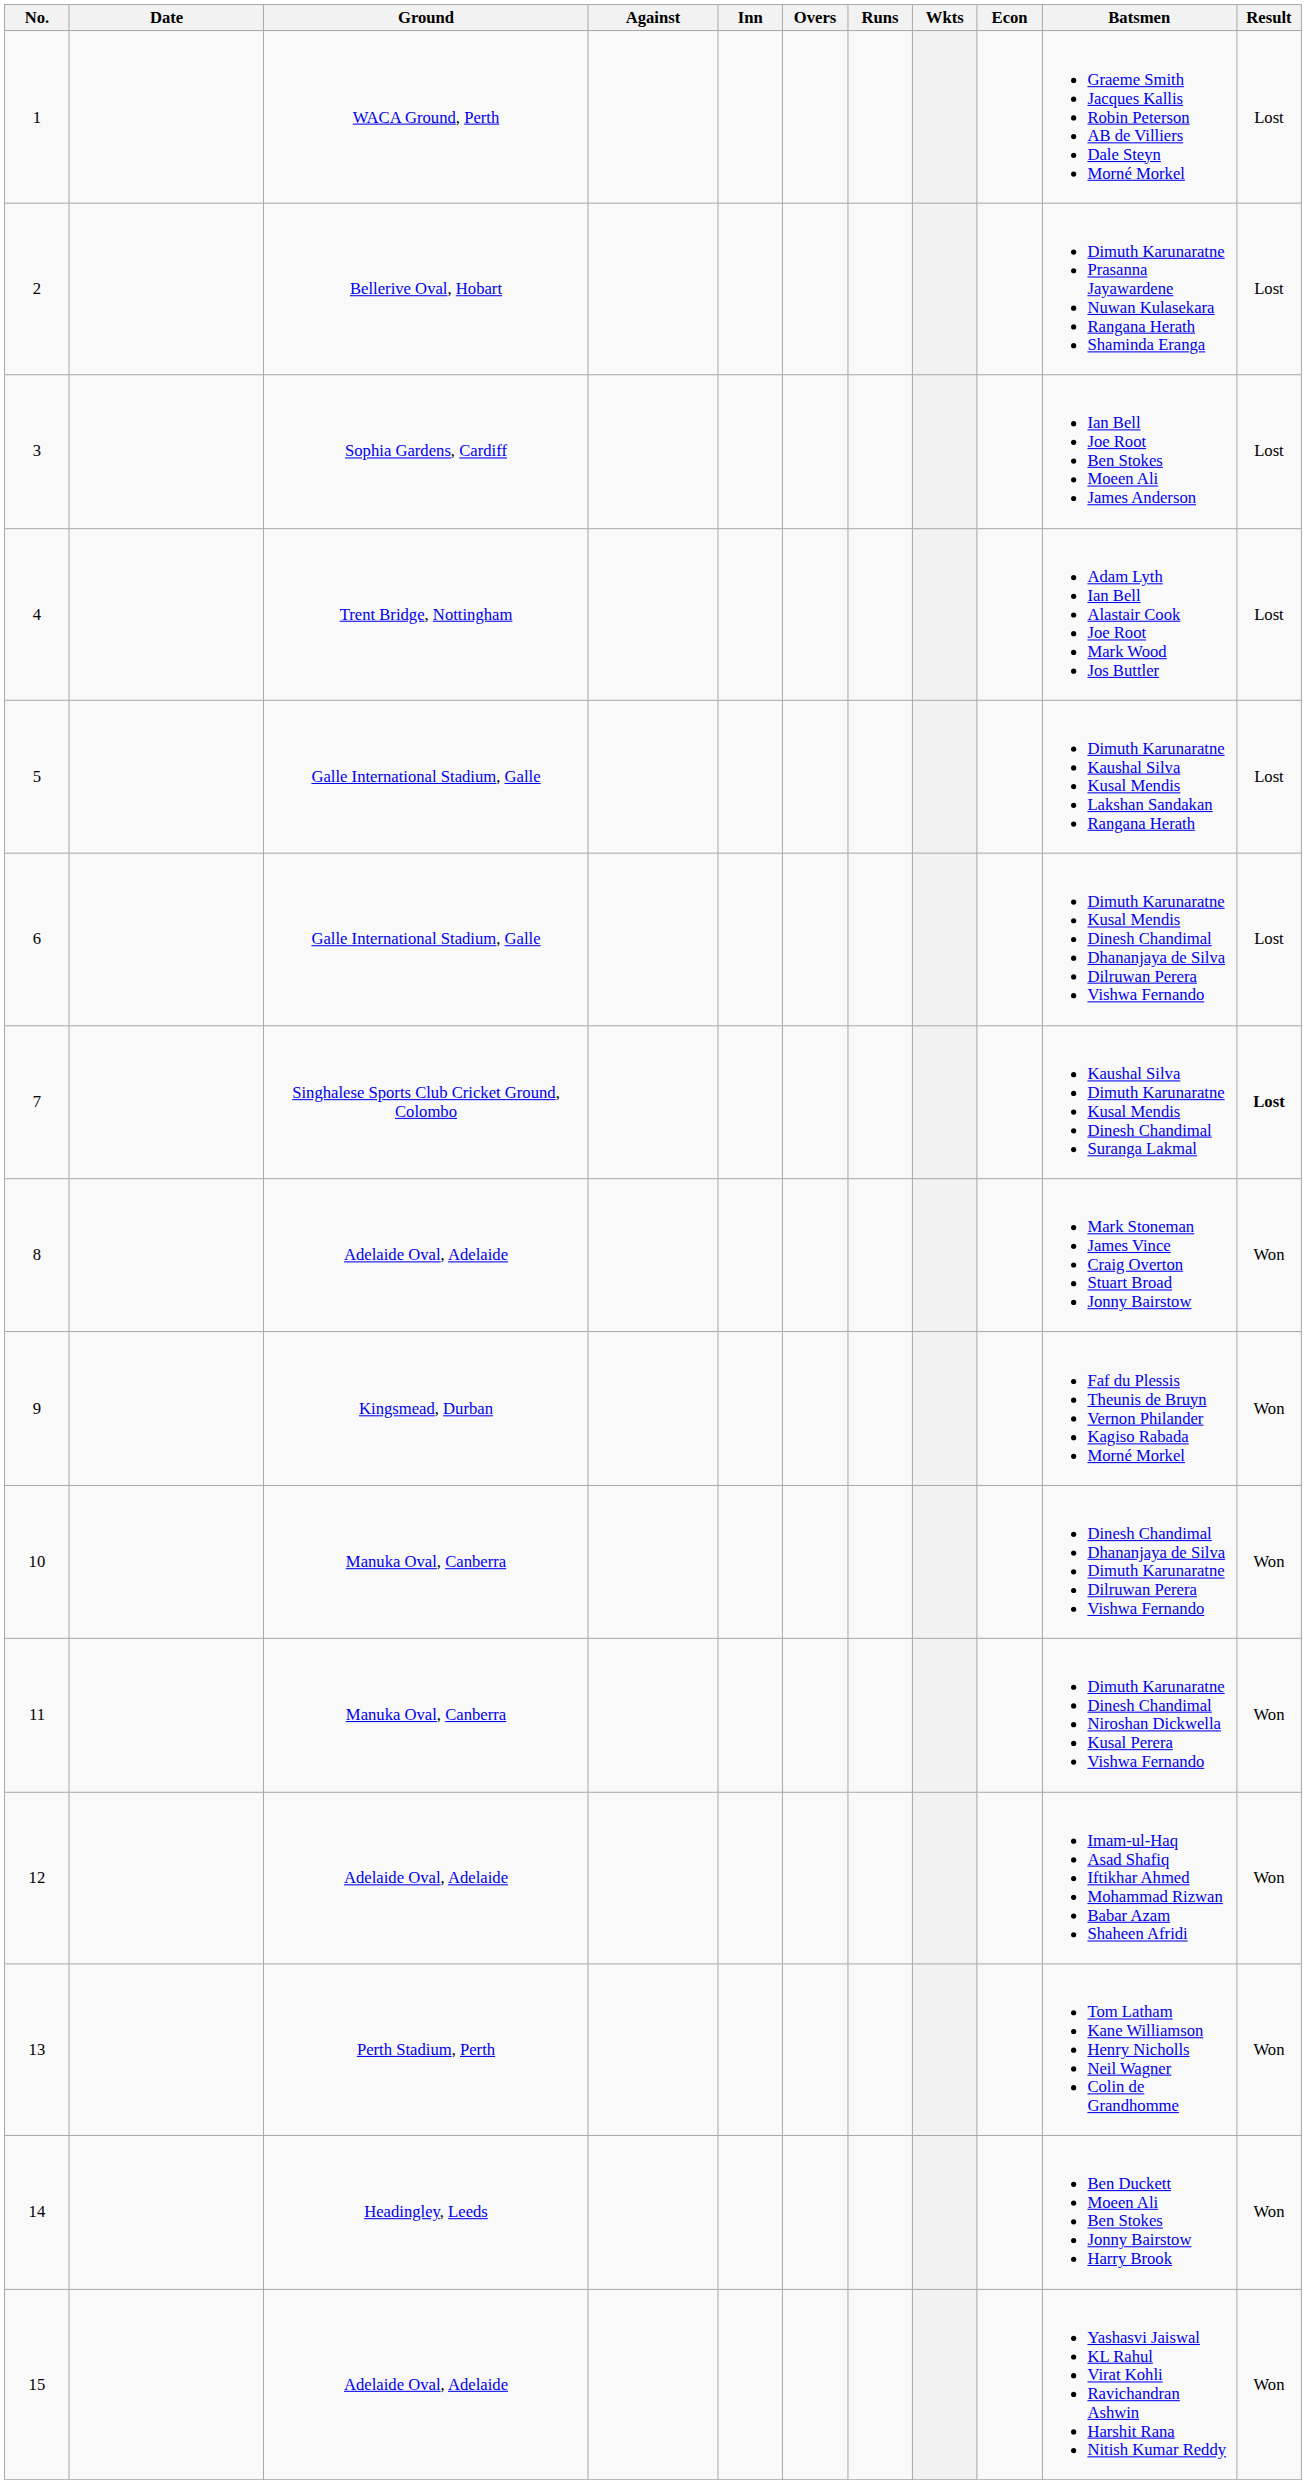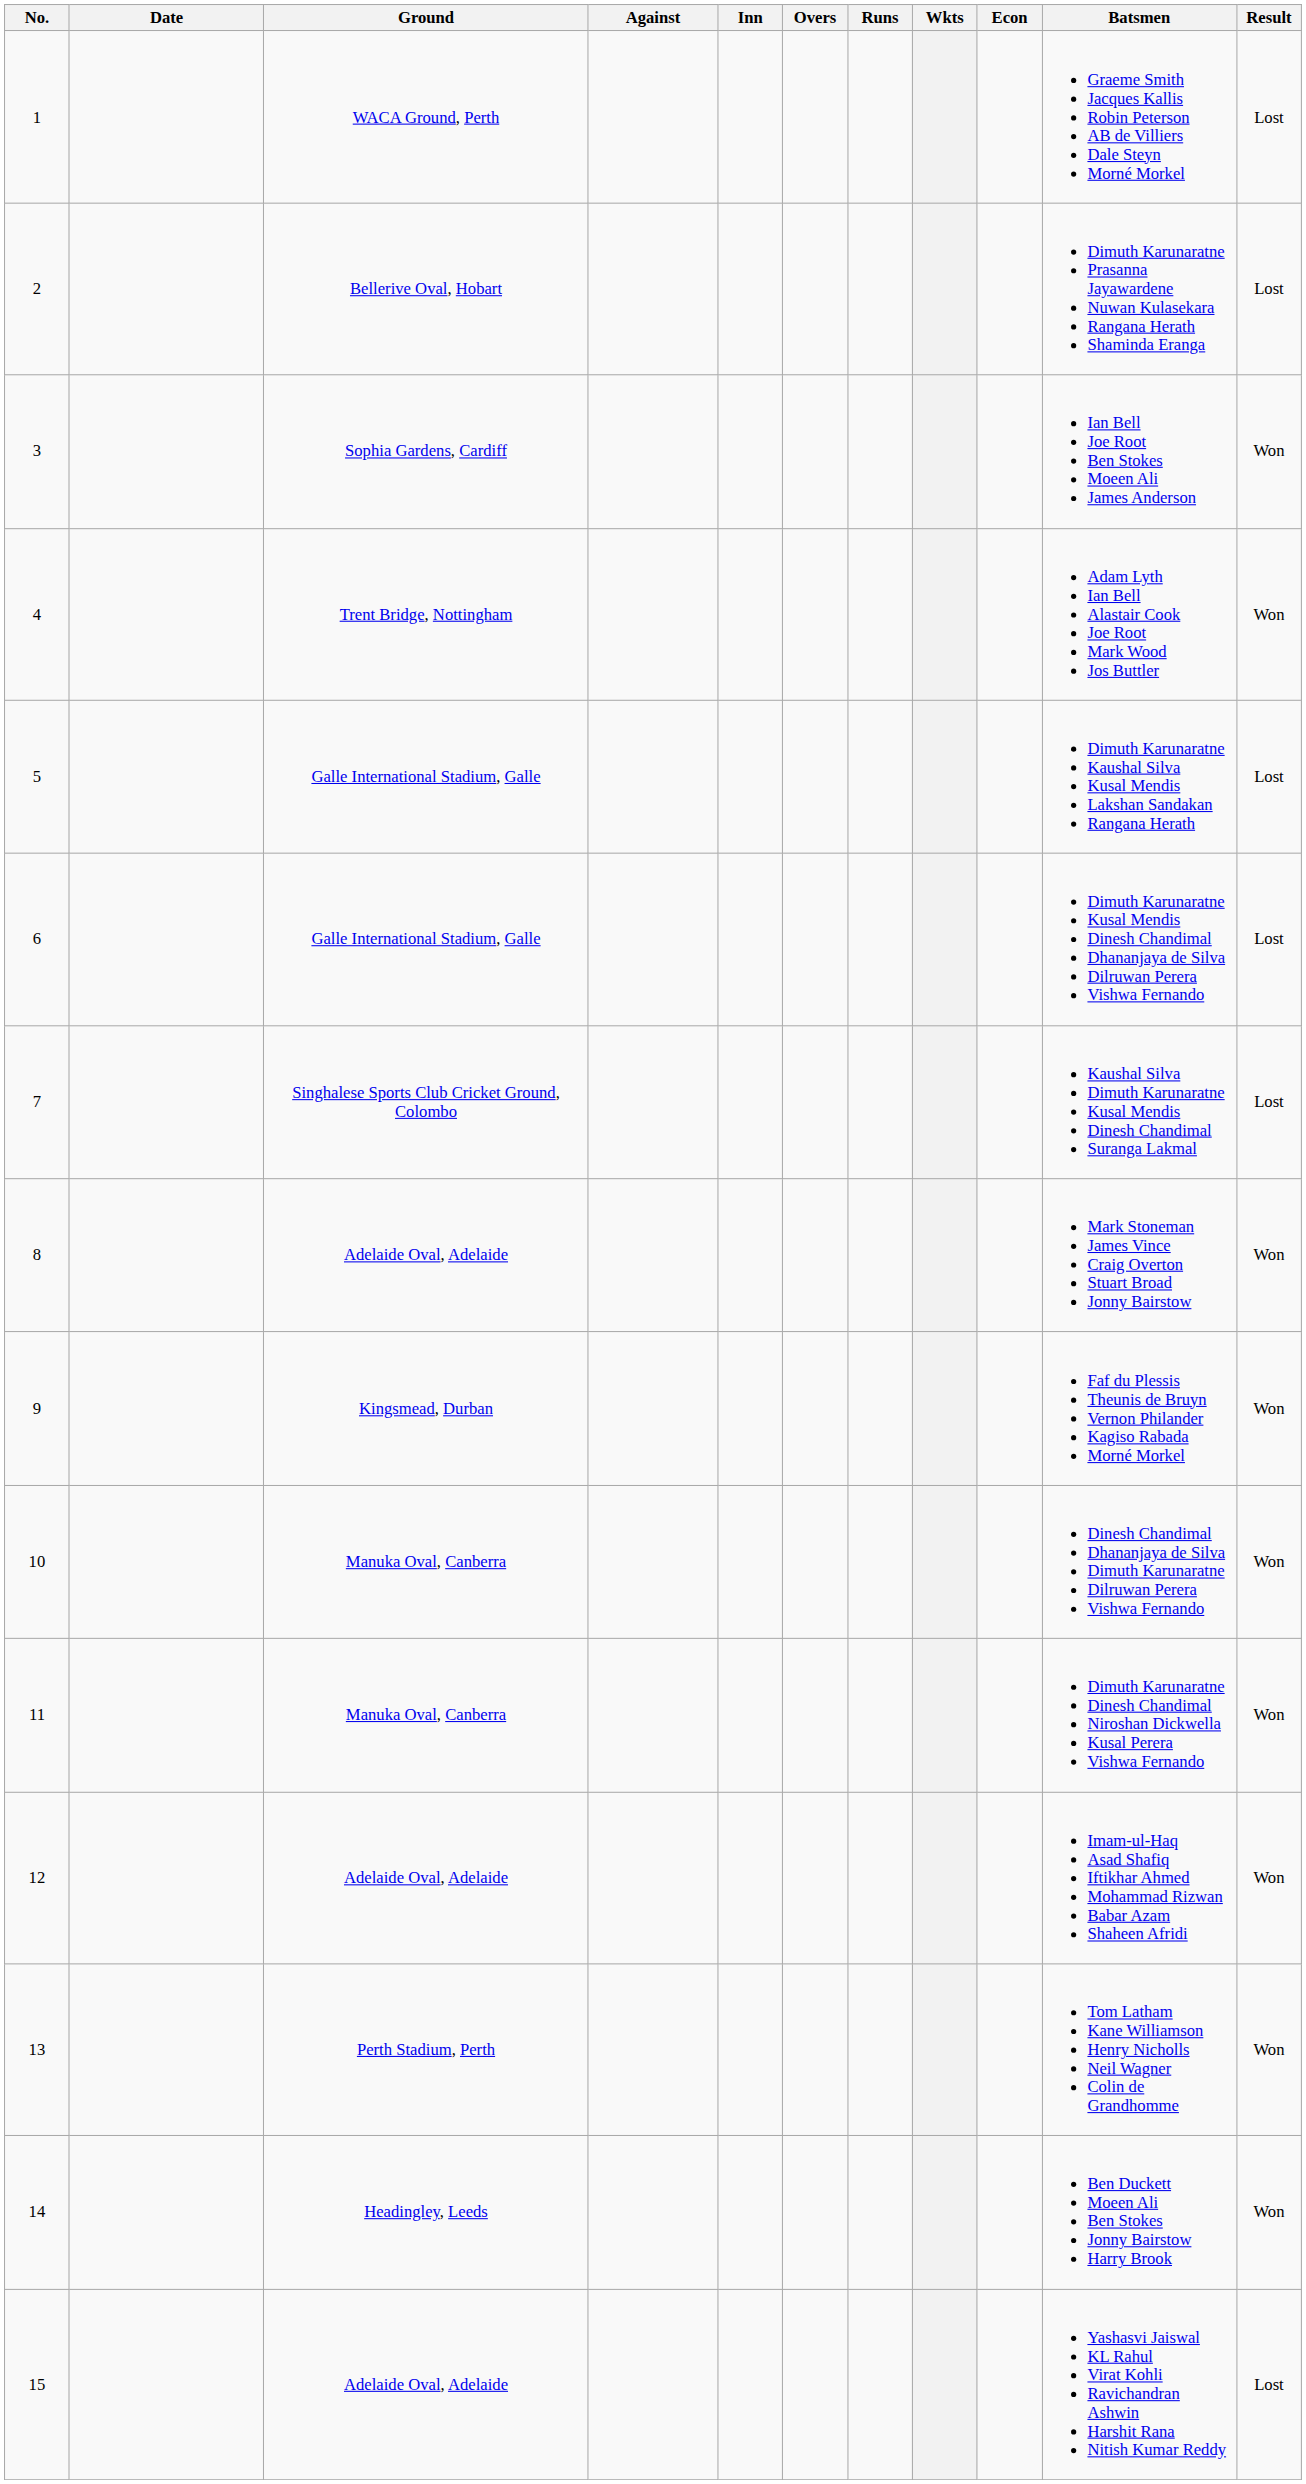(1269, 451) Lost -> (1269, 451) Won
(1269, 614) Lost -> (1269, 614) Won
(1269, 1102) bold -> (1269, 1102) normal
(1269, 2384) Won -> (1269, 2384) Lost
